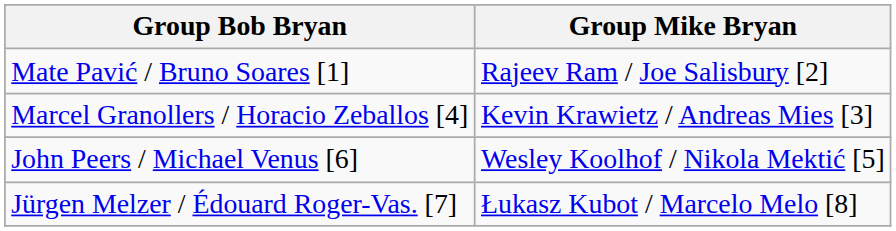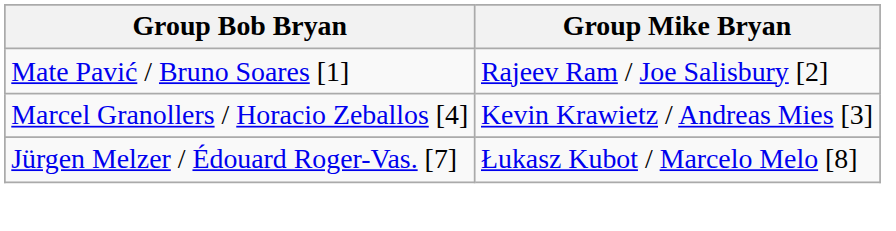- row: (185, 159)
